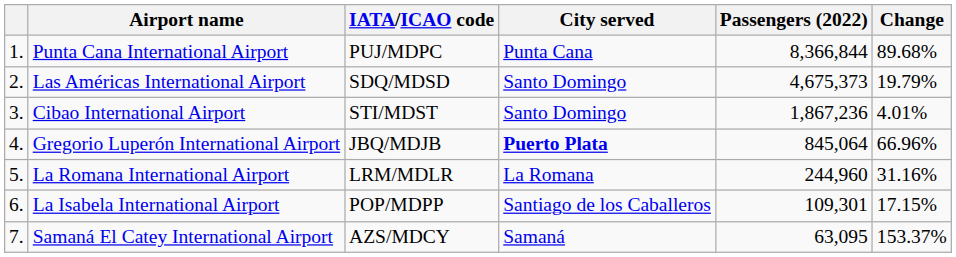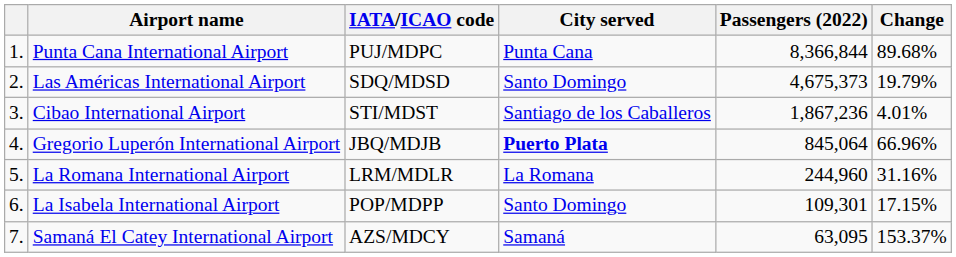(565, 112) Santo Domingo -> (607, 112) Santiago de los Caballeros
(607, 205) Santiago de los Caballeros -> (565, 205) Santo Domingo
